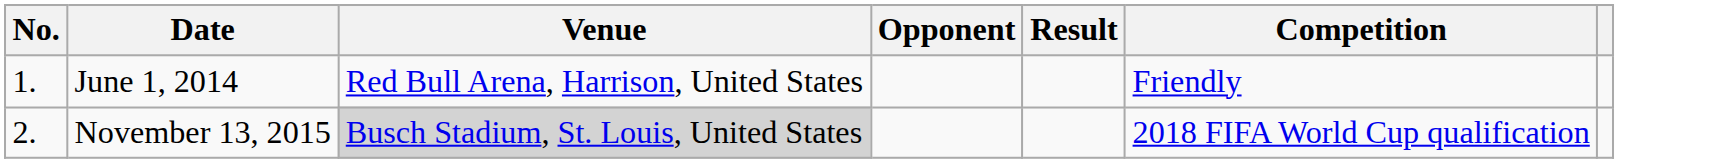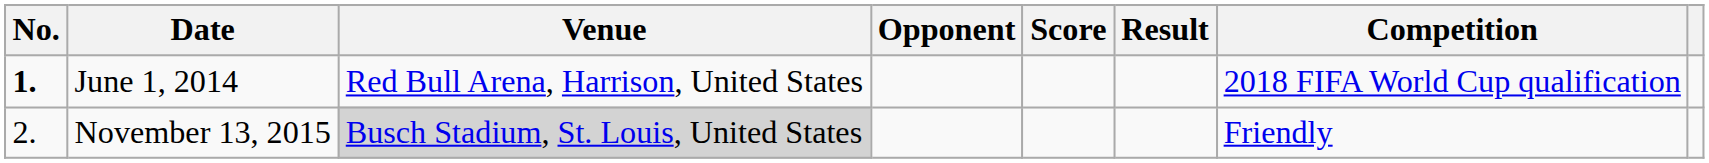+ column: (1068, 30)
(24, 81) normal -> (24, 81) bold
(1187, 81) Friendly -> (1452, 81) 2018 FIFA World Cup qualification
(1361, 132) 2018 FIFA World Cup qualification -> (1278, 132) Friendly
